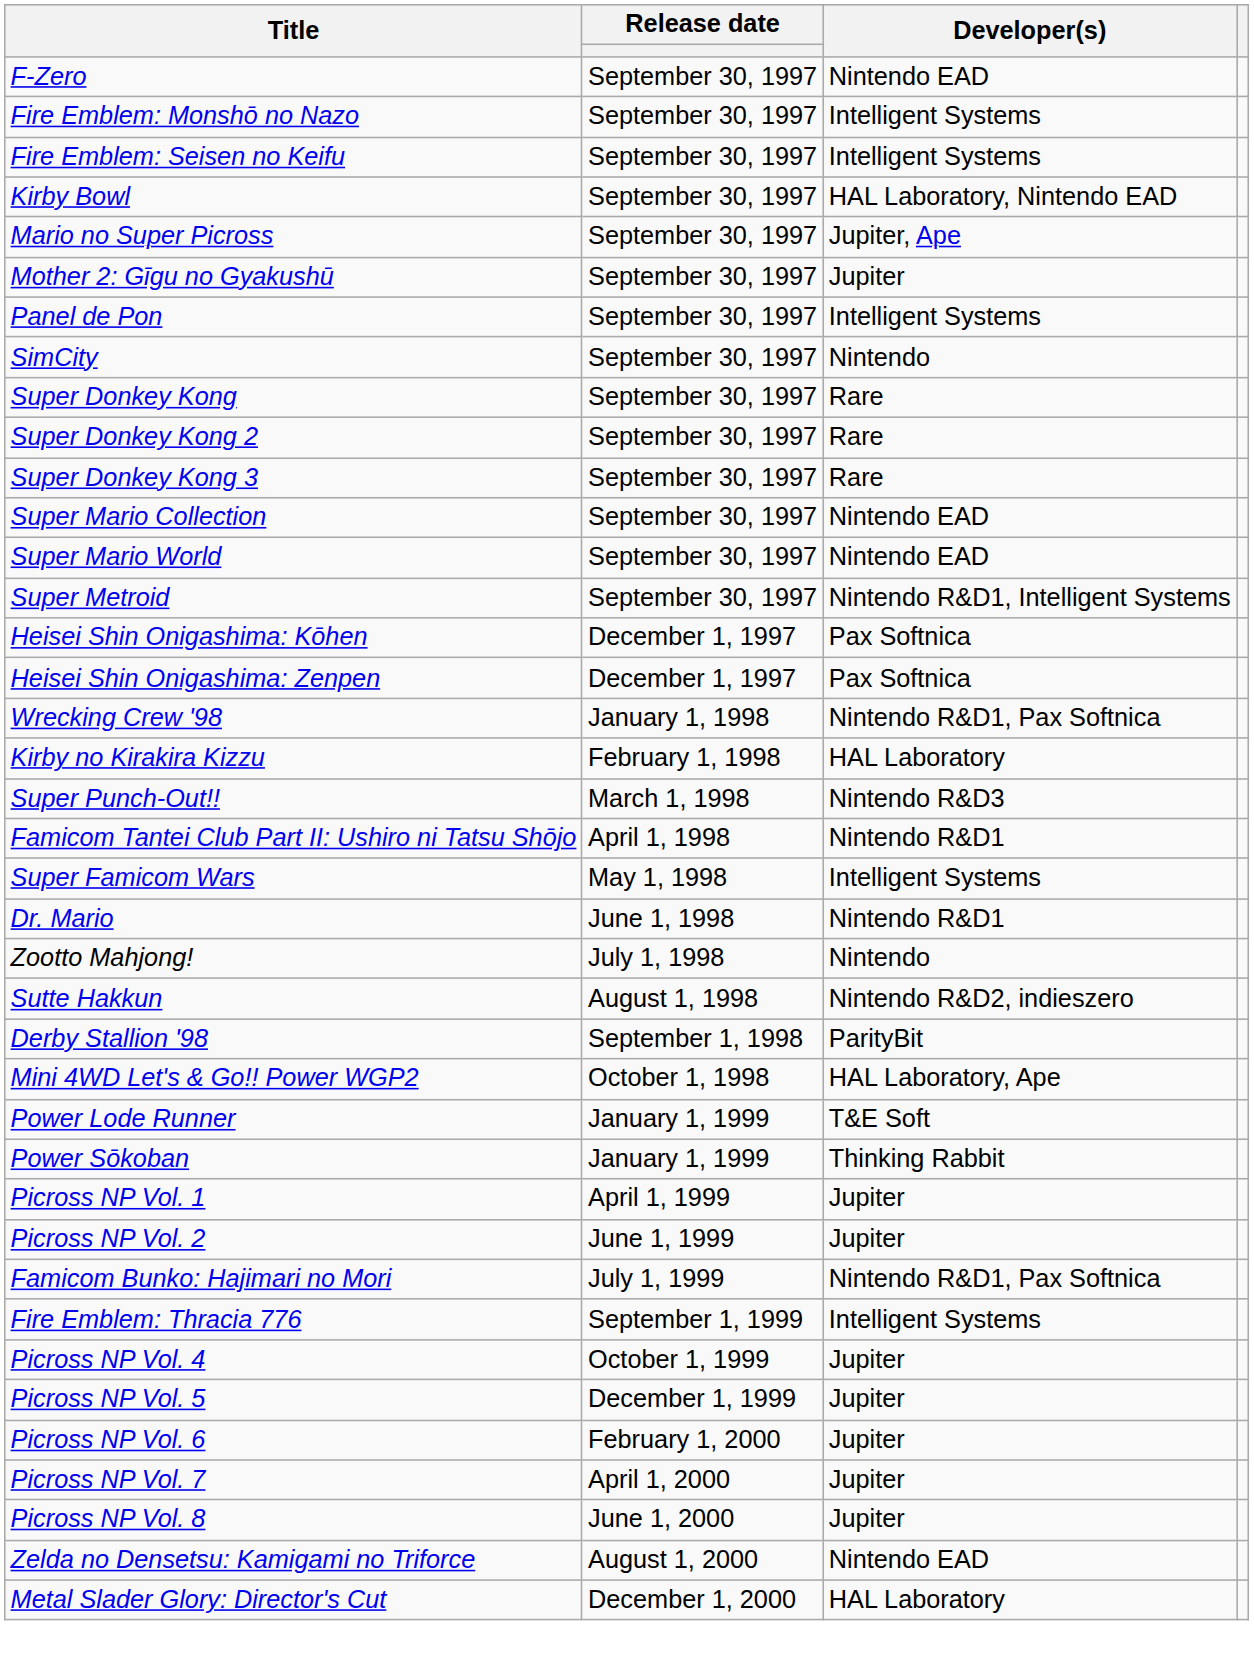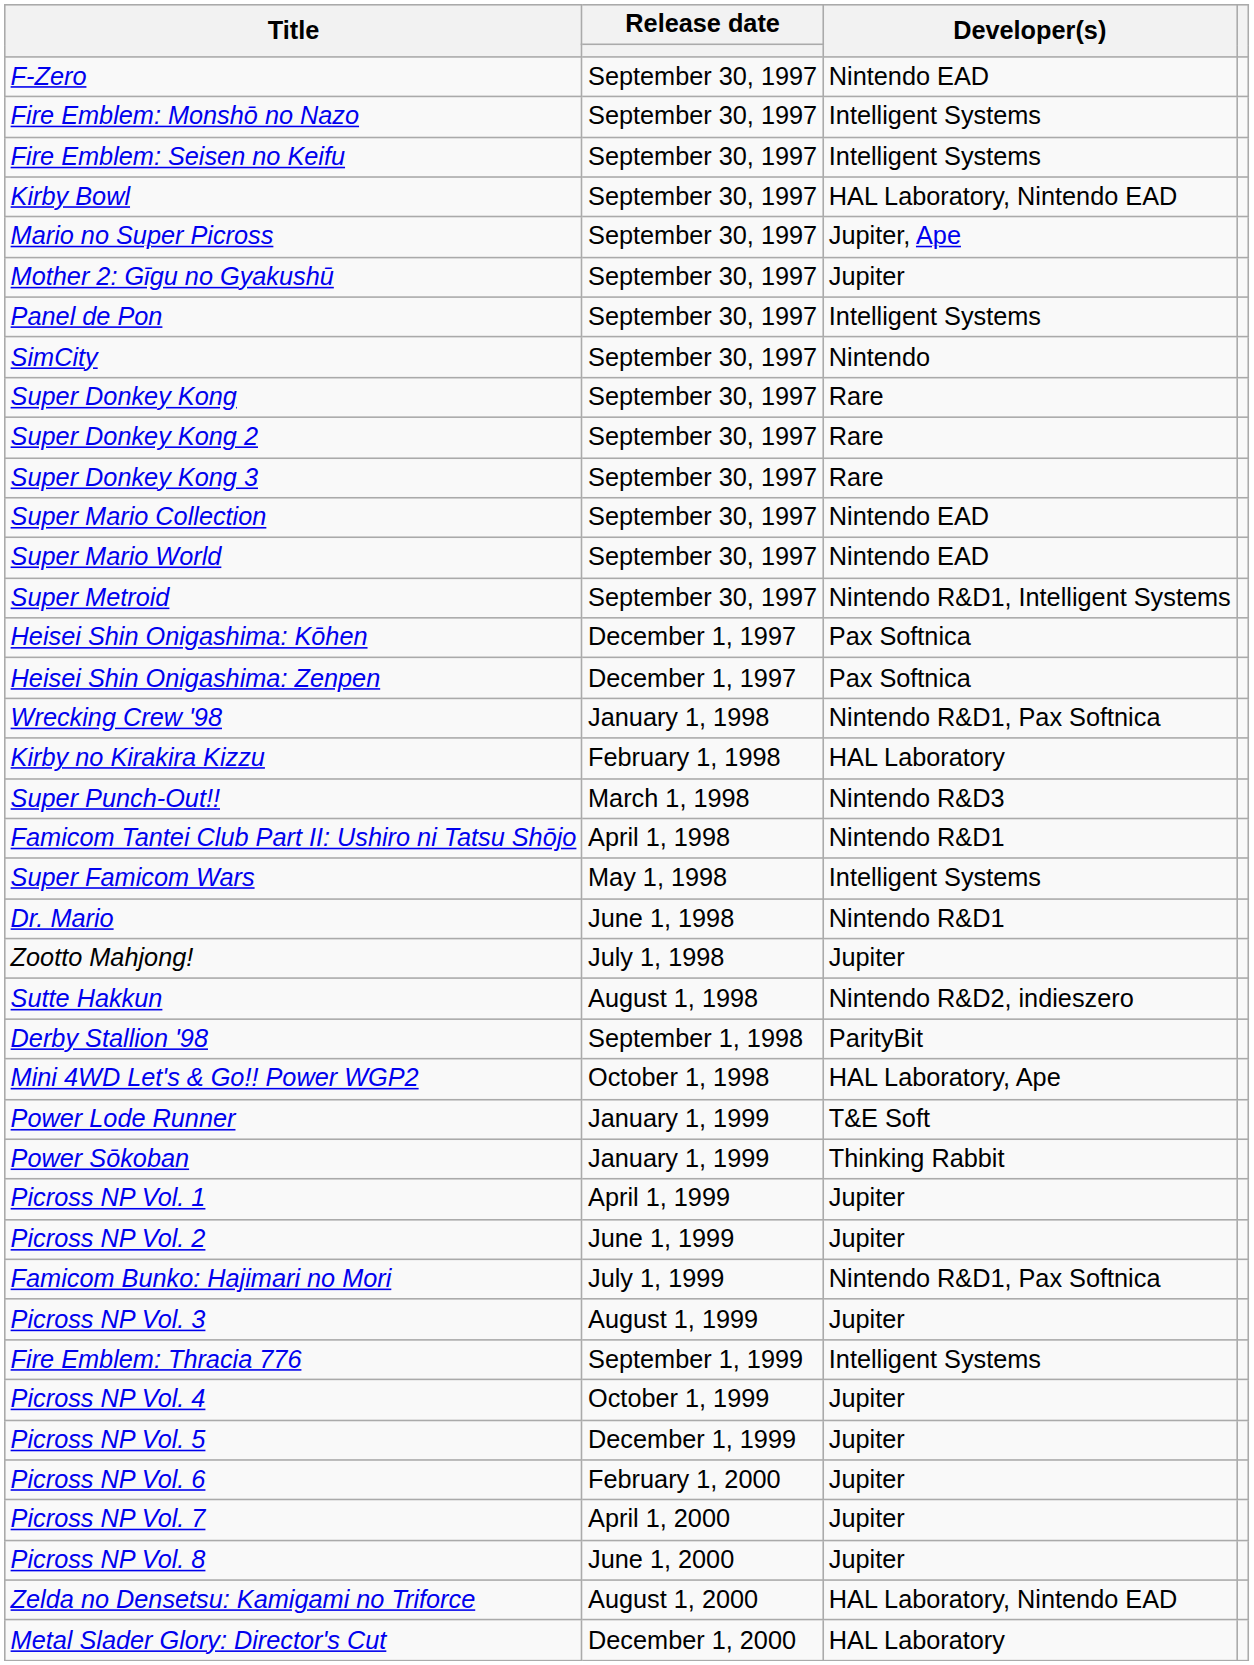(879, 958) Nintendo -> (867, 958) Jupiter
+ row: (108, 1319)
(909, 1559) Nintendo EAD -> (1003, 1599) HAL Laboratory, Nintendo EAD
